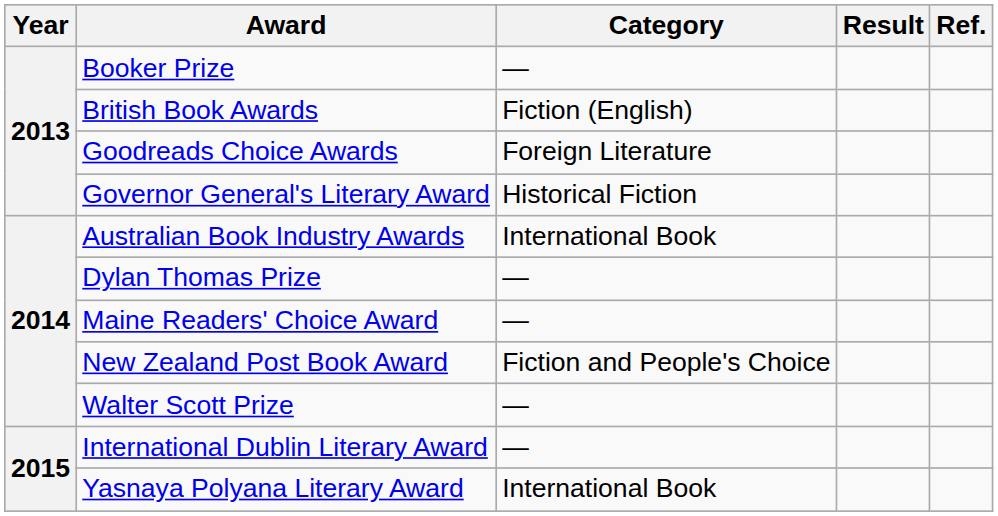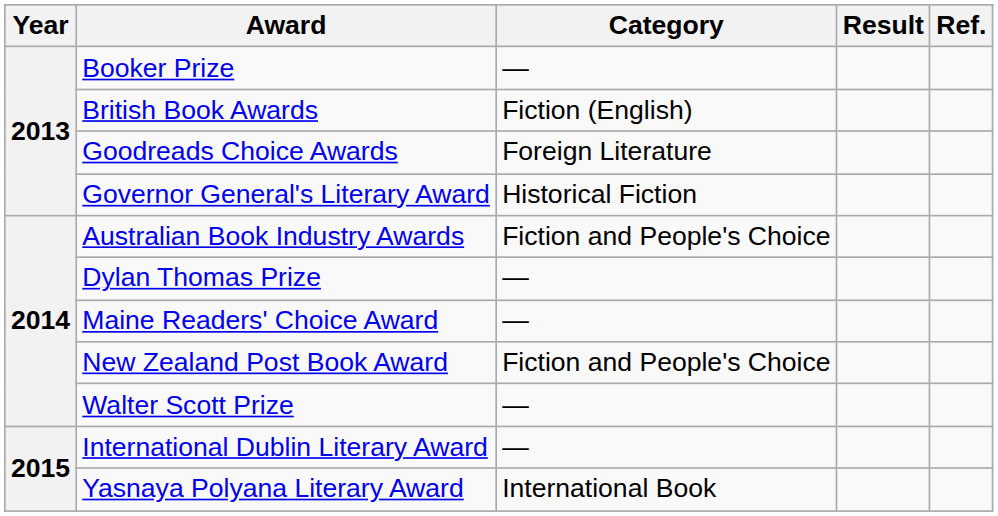(609, 236) International Book -> (666, 236) Fiction and People's Choice
